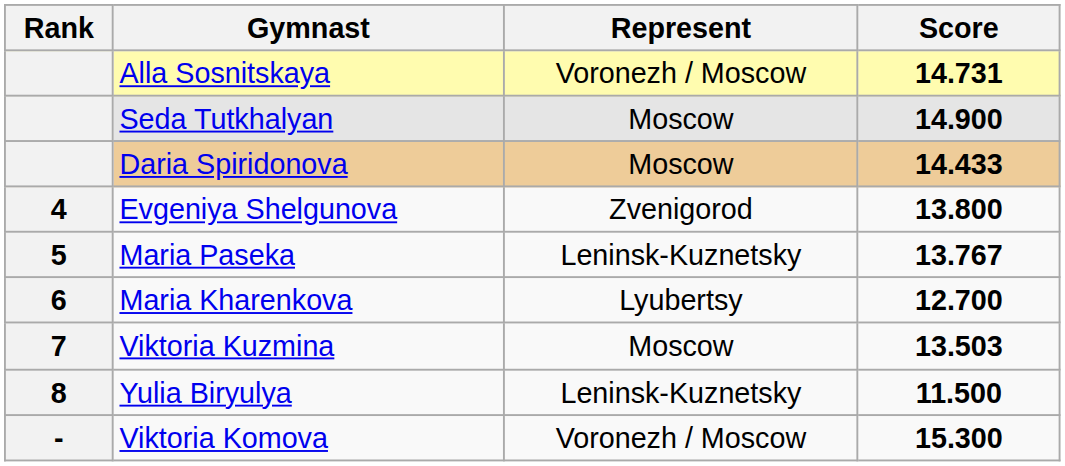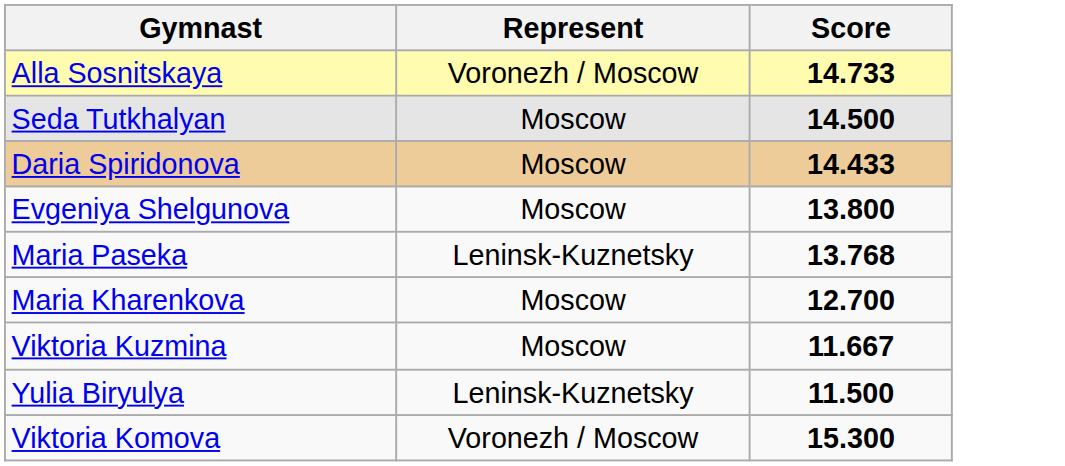- column: (59, 28)
(959, 73) 14.731 -> (851, 73) 14.733
(959, 119) 14.900 -> (851, 119) 14.500
(681, 210) Zvenigorod -> (573, 210) Moscow
(959, 255) 13.767 -> (851, 255) 13.768
(681, 301) Lyubertsy -> (573, 301) Moscow
(959, 346) 13.503 -> (851, 346) 11.667
